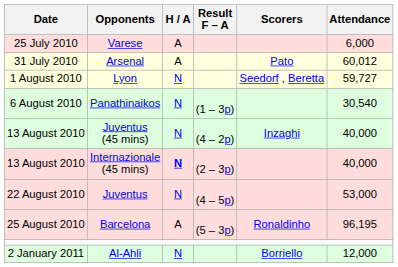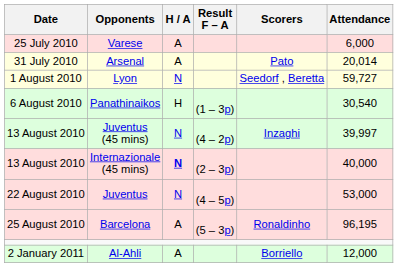(360, 61) 60,012 -> (360, 61) 20,014
(178, 103) N -> (178, 103) H
(360, 133) 40,000 -> (360, 133) 39,997
(178, 254) N -> (178, 254) A
